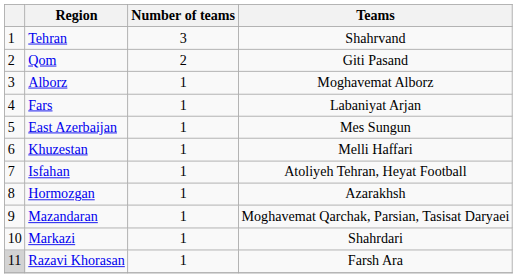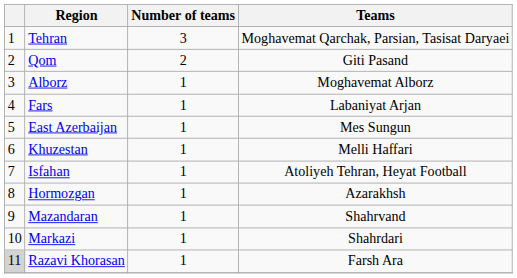(375, 37) Shahrvand -> (375, 37) Moghavemat Qarchak, Parsian, Tasisat Daryaei
(375, 216) Moghavemat Qarchak, Parsian, Tasisat Daryaei -> (375, 216) Shahrvand
